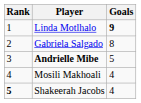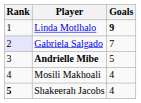(9, 43) no background -> (9, 43) lavender background
(112, 43) 8 -> (112, 43) 7
